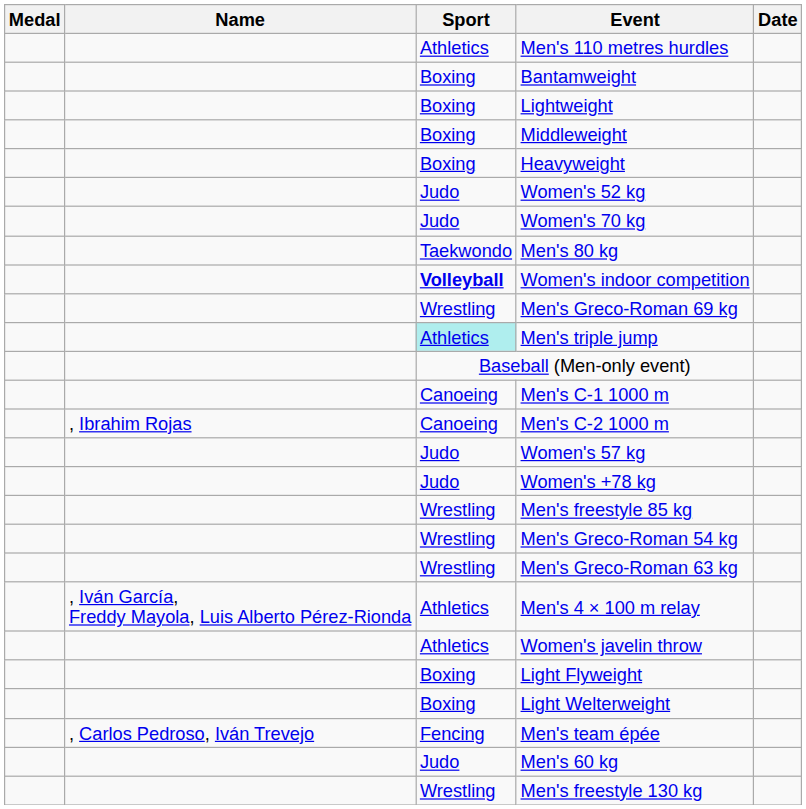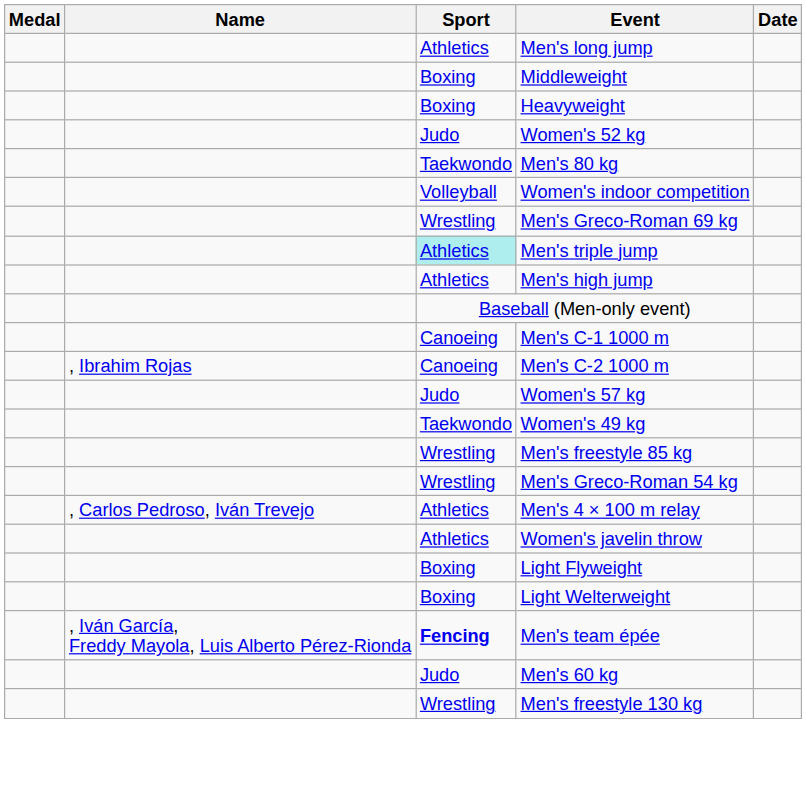- row: (624, 48)
+ row: (587, 48)
- row: (578, 77)
- row: (567, 106)
- row: (583, 221)
(462, 279) bold -> (458, 192) normal
+ row: (587, 279)
- row: (588, 481)
+ row: (583, 423)
- row: (629, 568)
(240, 607) , Iván García, Freddy Mayola, Luis Alberto Pérez-Rionda -> (192, 510) , Carlos Pedroso, Iván Trevejo
(192, 733) , Carlos Pedroso, Iván Trevejo -> (240, 636) , Iván García, Freddy Mayola, Luis Alberto Pérez-Rionda
(452, 733) normal -> (455, 636) bold
